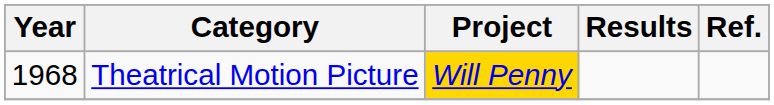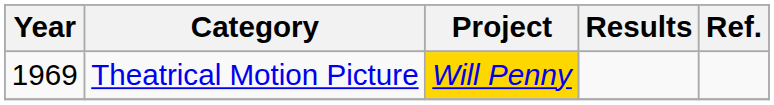(45, 74) 1968 -> (45, 74) 1969
